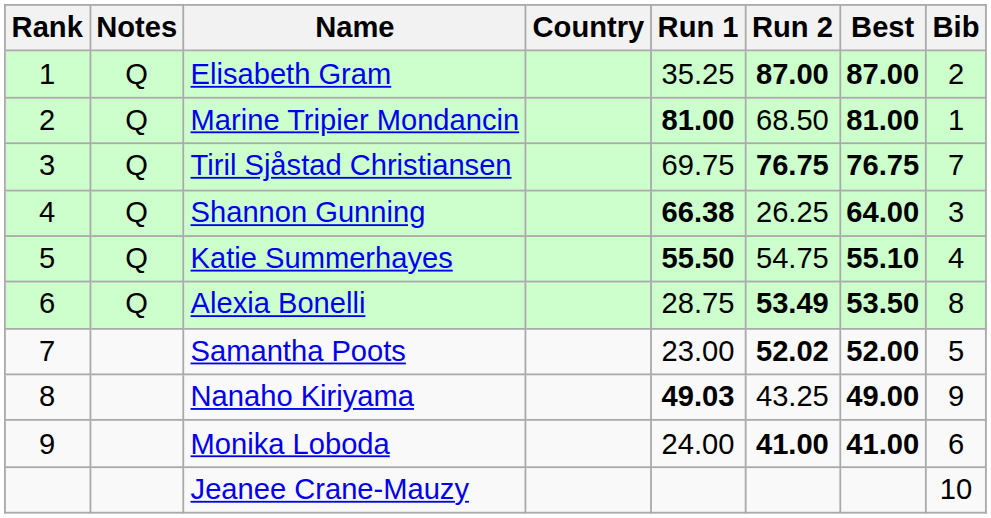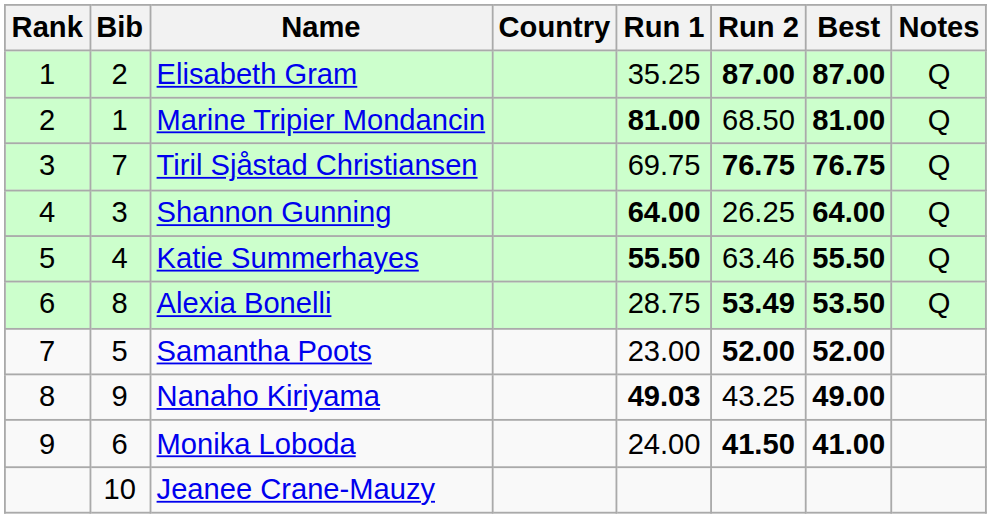columns swapped: (956, 27) <-> (137, 27)
(698, 212) 66.38 -> (664, 212) 64.00
(792, 258) 54.75 -> (758, 258) 63.46
(883, 258) 55.10 -> (849, 258) 55.50
(792, 350) 52.02 -> (758, 350) 52.00
(792, 443) 41.00 -> (758, 443) 41.50
